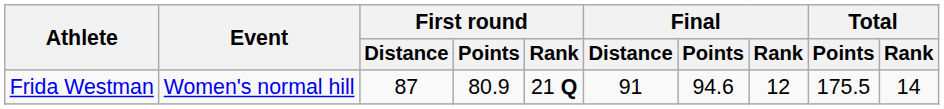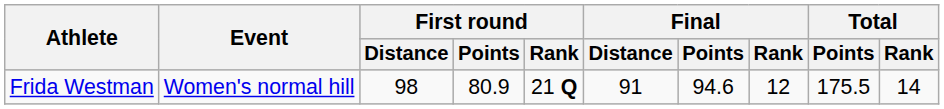(406, 87) 87 -> (406, 87) 98
